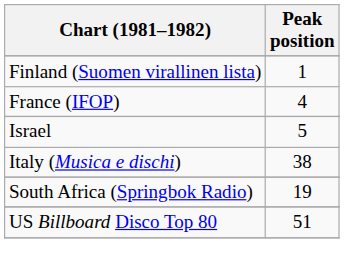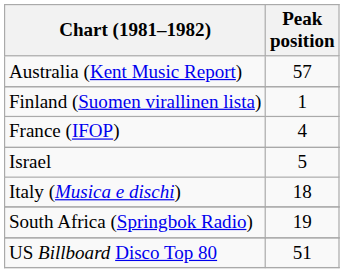+ row: (126, 71)
(302, 161) 38 -> (302, 191) 18
